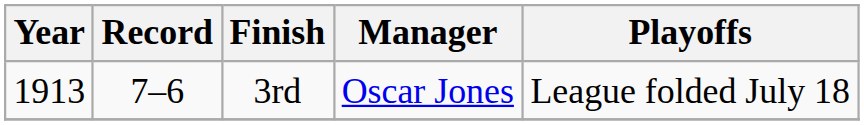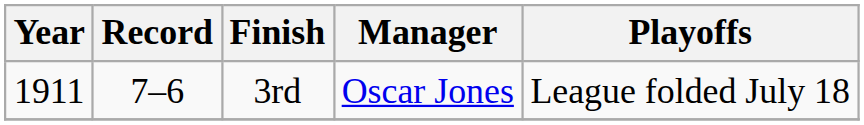(49, 89) 1913 -> (49, 89) 1911
